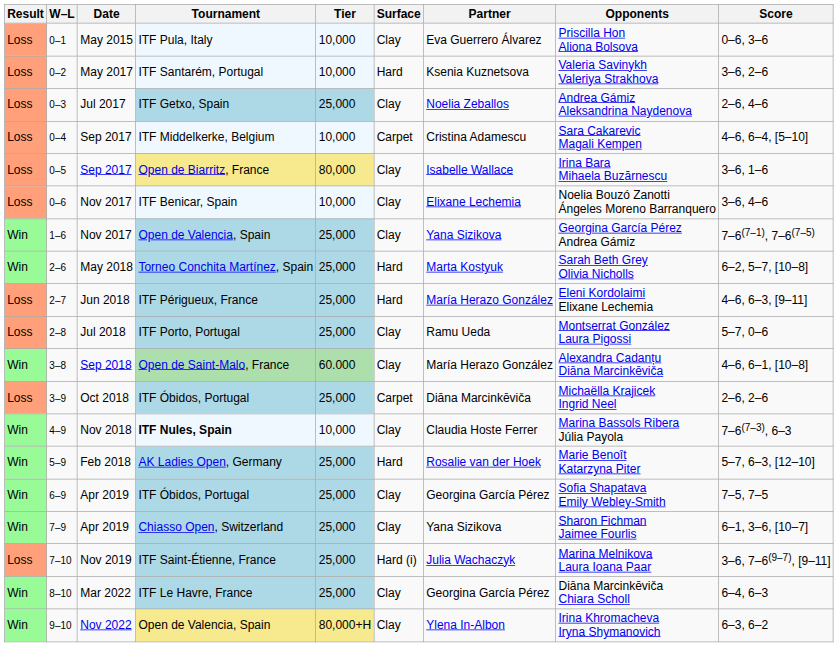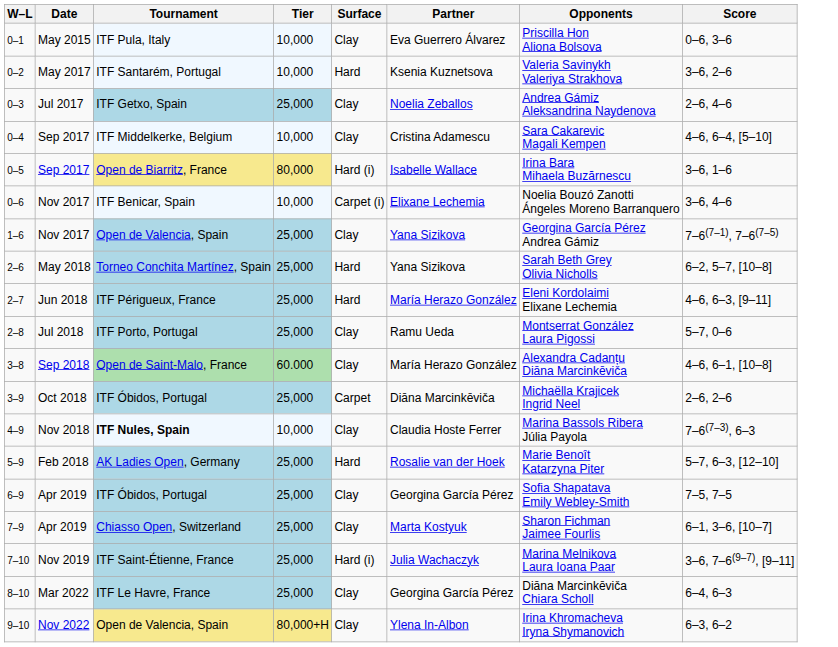- column: (25, 14)
(395, 137) Carpet -> (346, 137) Clay
(389, 169) Clay -> (354, 169) Hard (i)
(389, 202) Clay -> (359, 202) Carpet (i)
(465, 267) Marta Kostyuk -> (428, 267) Yana Sizikova
(464, 527) Yana Sizikova -> (428, 527) Marta Kostyuk
